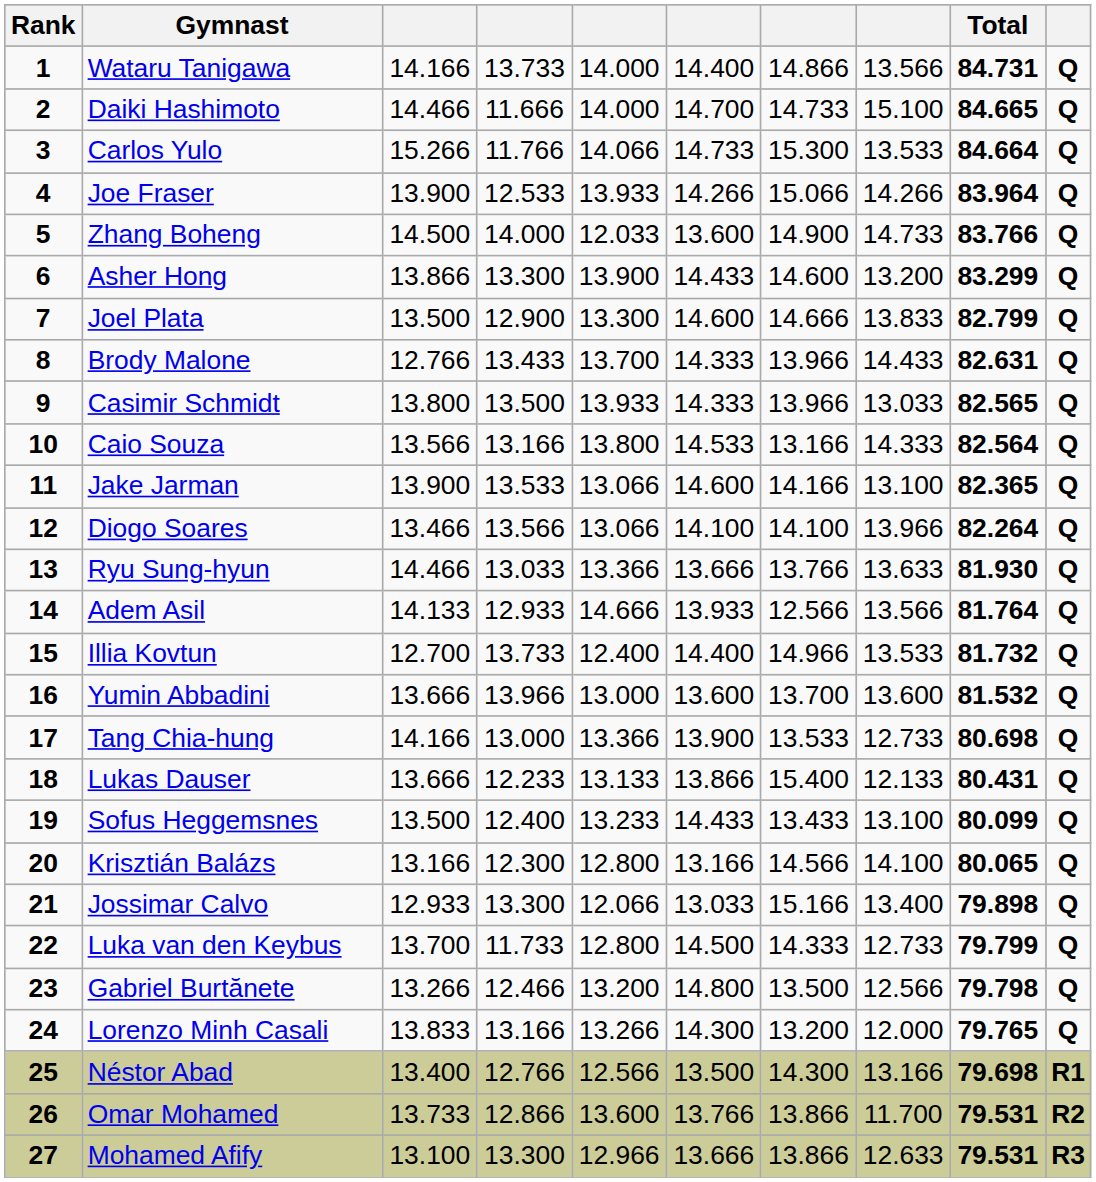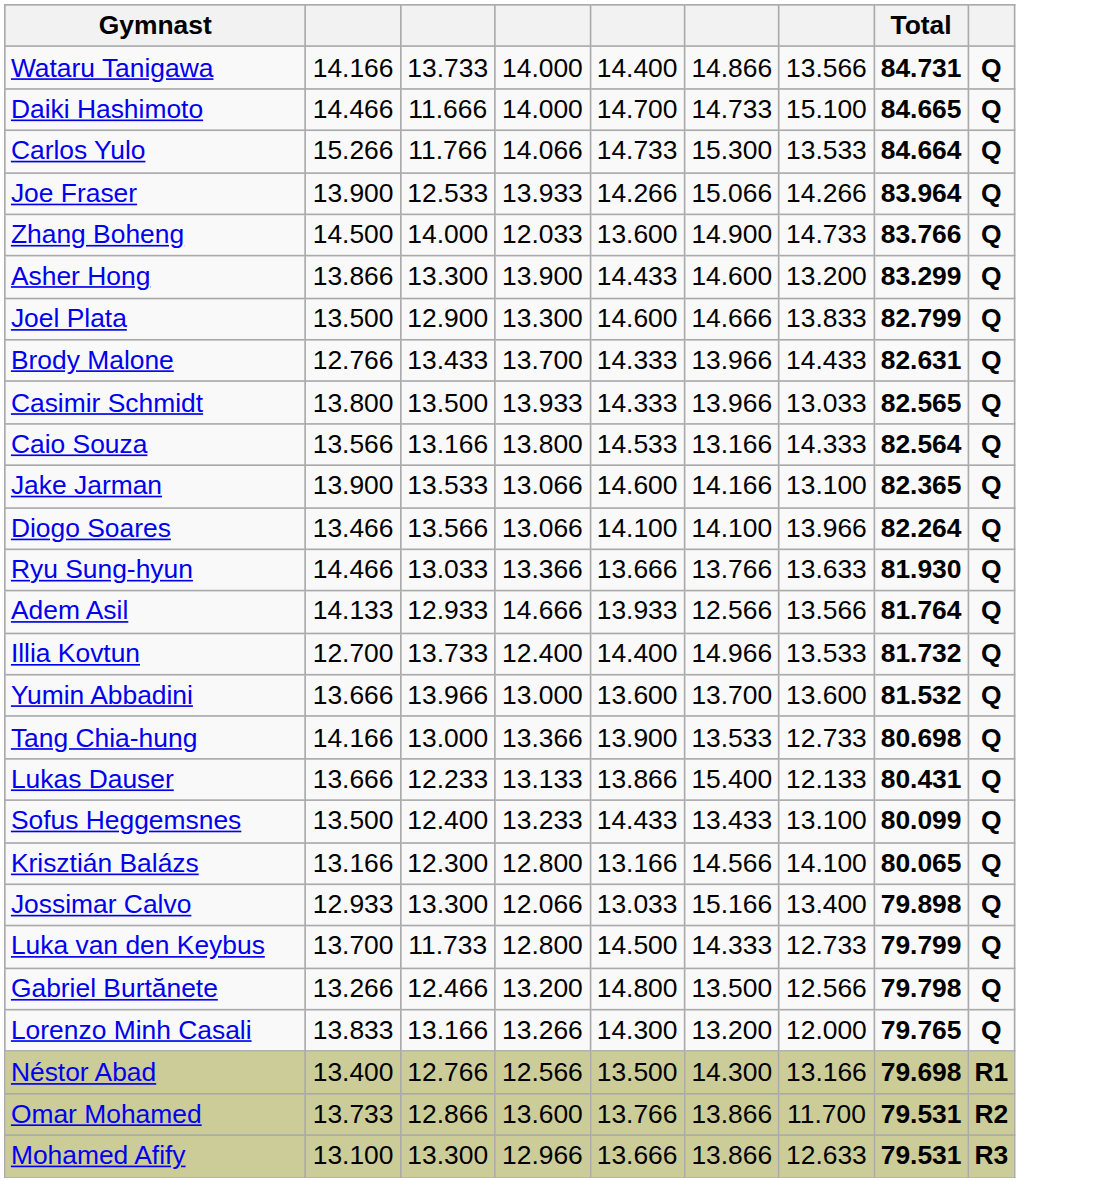- column: (43, 25)
